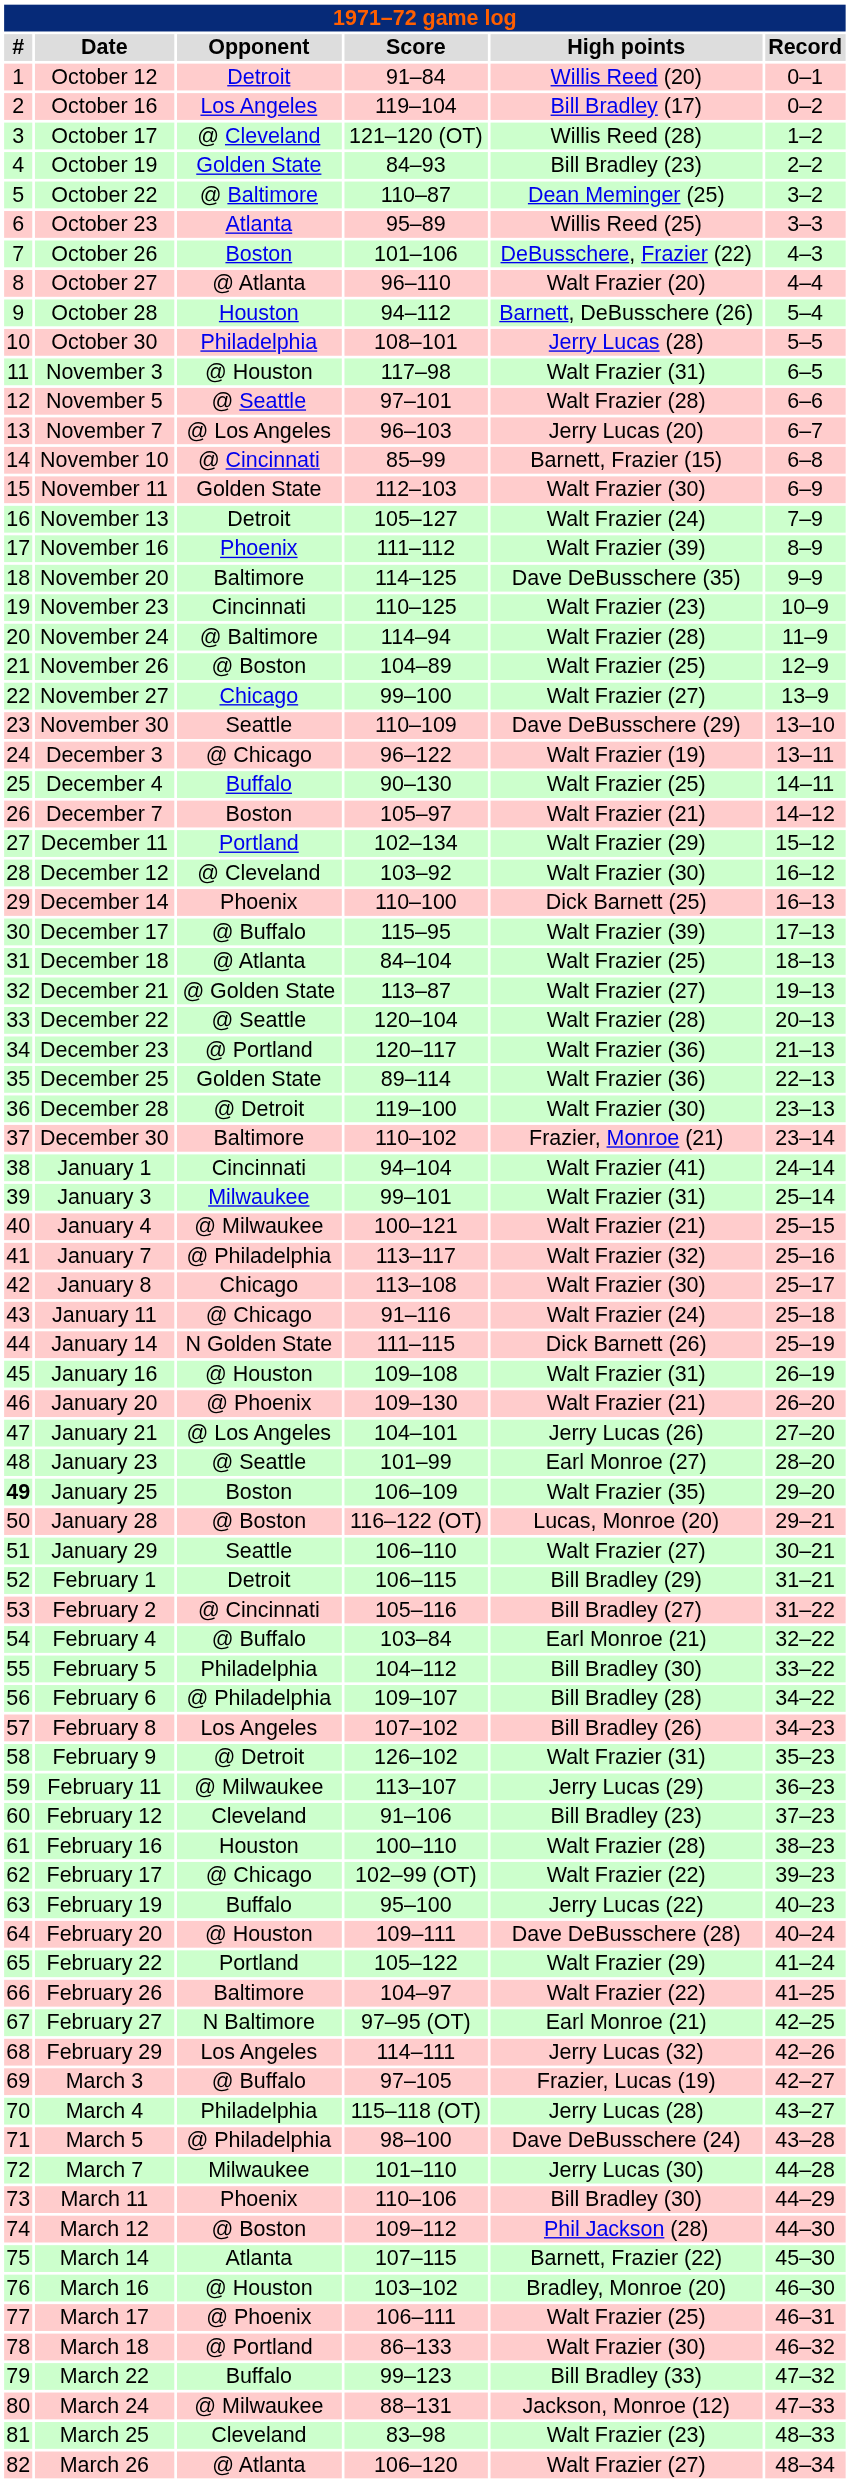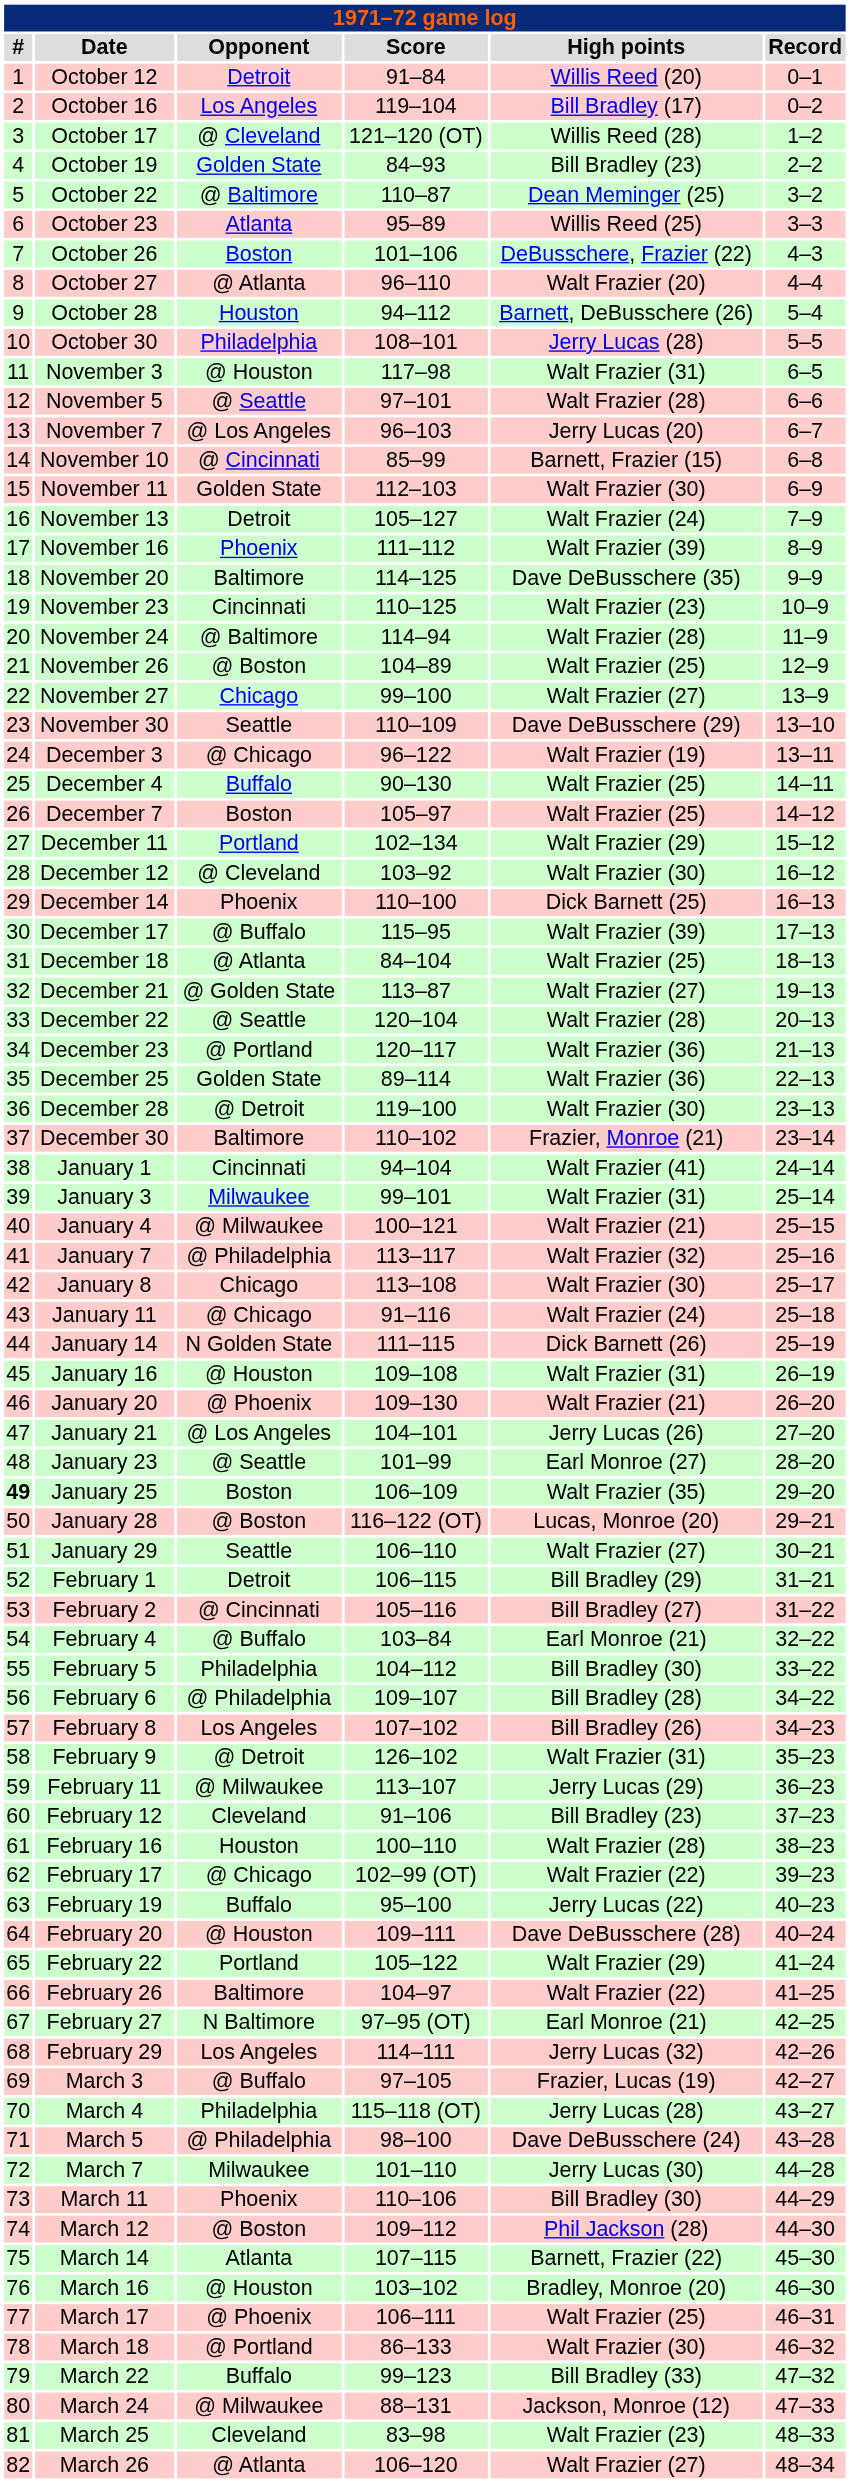(626, 813) Walt Frazier (21) -> (626, 813) Walt Frazier (25)
